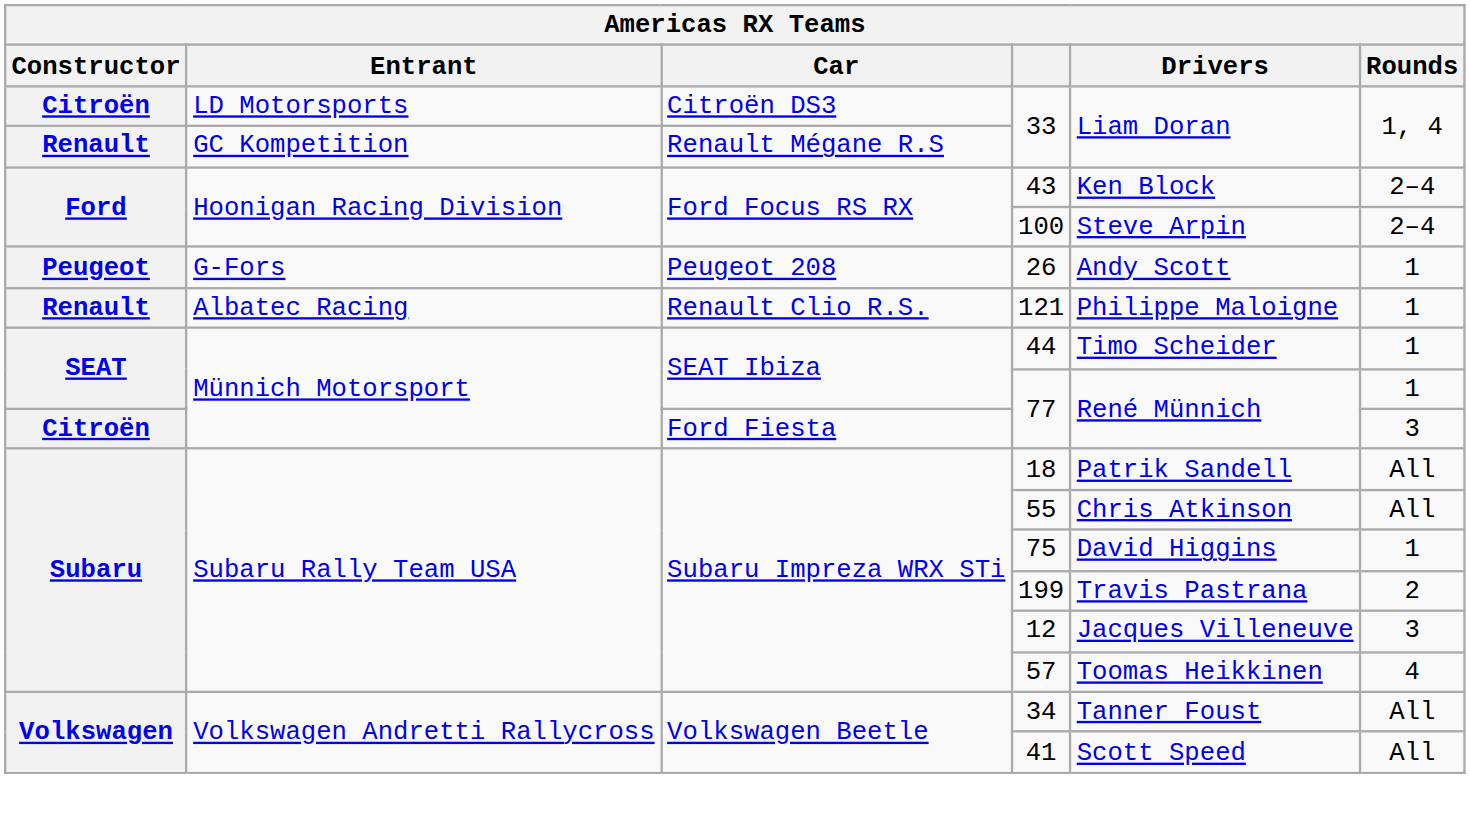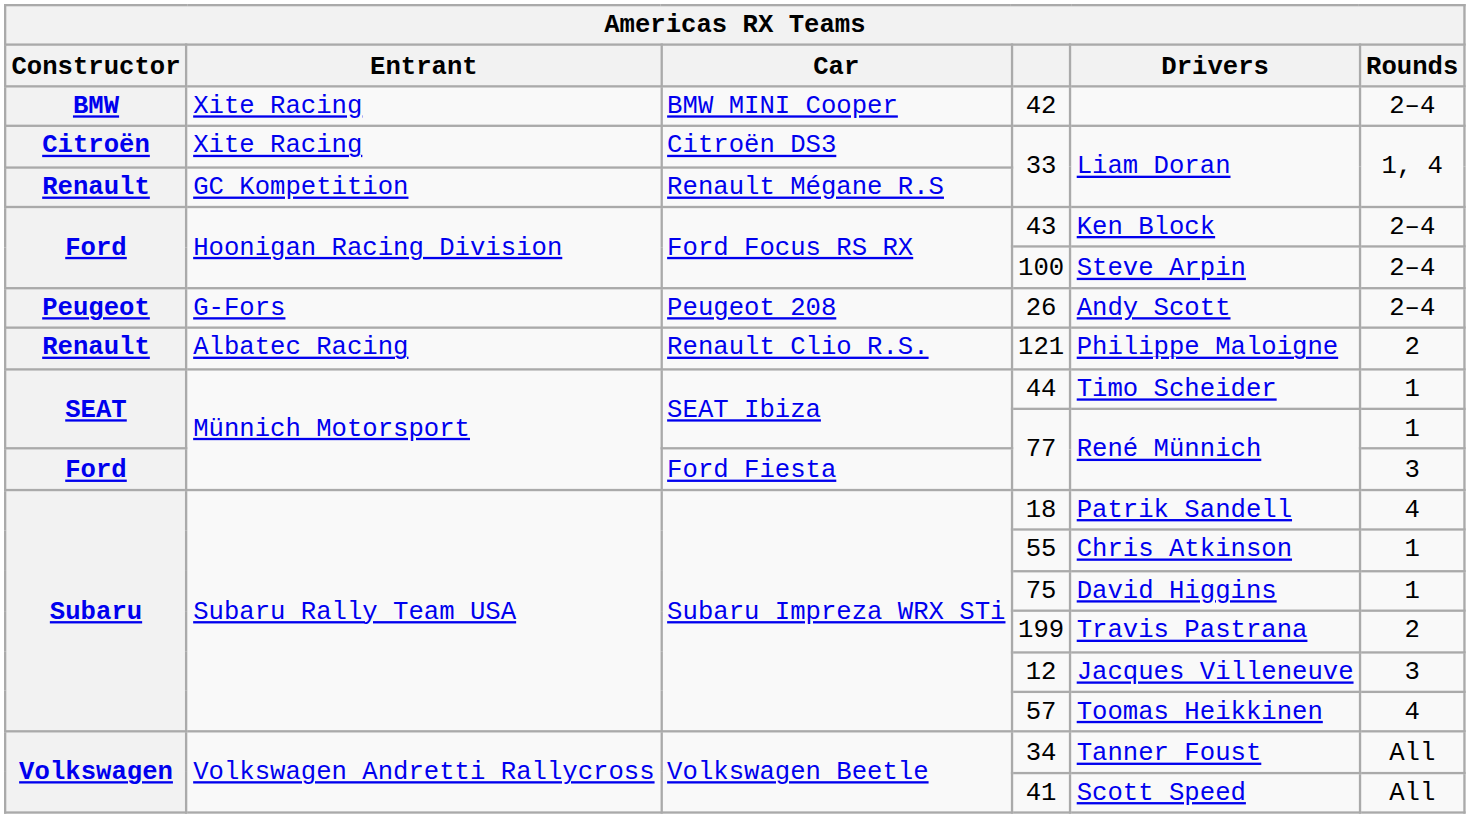+ row: (782, 106)
(301, 106) LD Motorsports -> (278, 147) Xite Racing
(1412, 268) 1 -> (1412, 308) 2–4
(1412, 308) 1 -> (1412, 348) 2
(96, 429) Citroën -> (96, 470) Ford
(1412, 470) All -> (1412, 510) 4
(1412, 510) All -> (1412, 550) 1
